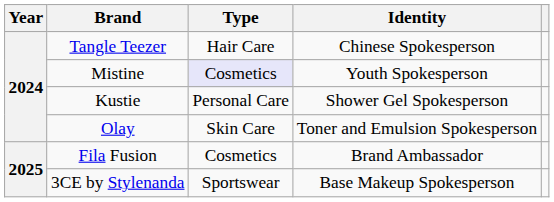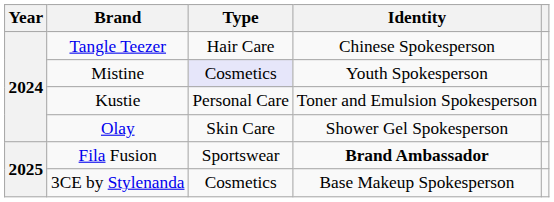(417, 100) Shower Gel Spokesperson -> (417, 100) Toner and Emulsion Spokesperson
(417, 127) Toner and Emulsion Spokesperson -> (417, 127) Shower Gel Spokesperson
(241, 155) Cosmetics -> (241, 155) Sportswear
(417, 155) normal -> (417, 155) bold
(241, 182) Sportswear -> (241, 182) Cosmetics
